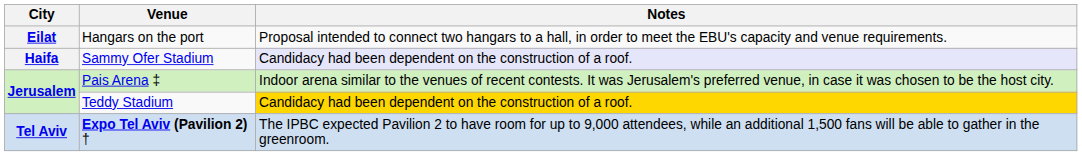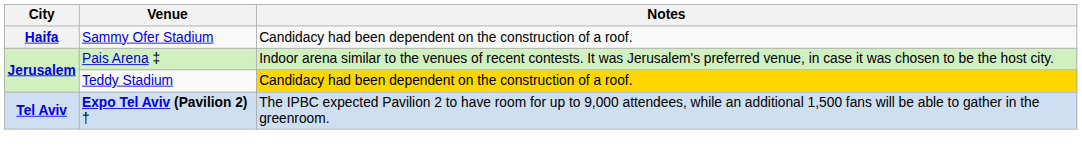- row: (143, 37)
(446, 59) lavender background -> (446, 37) no background
